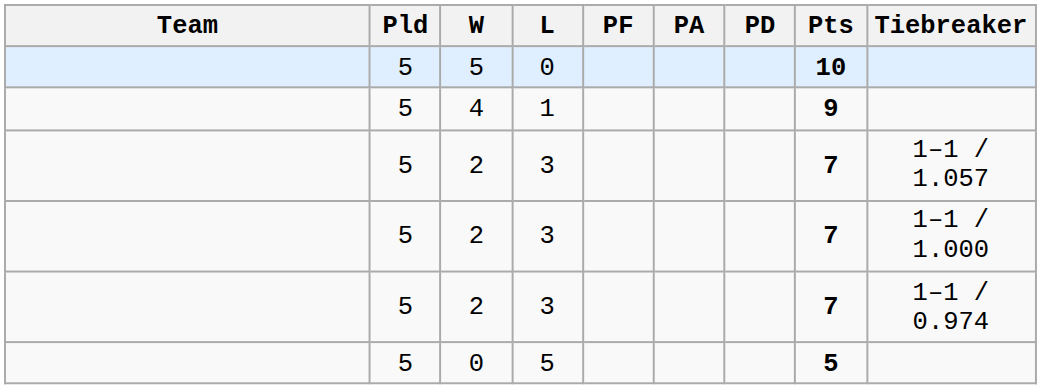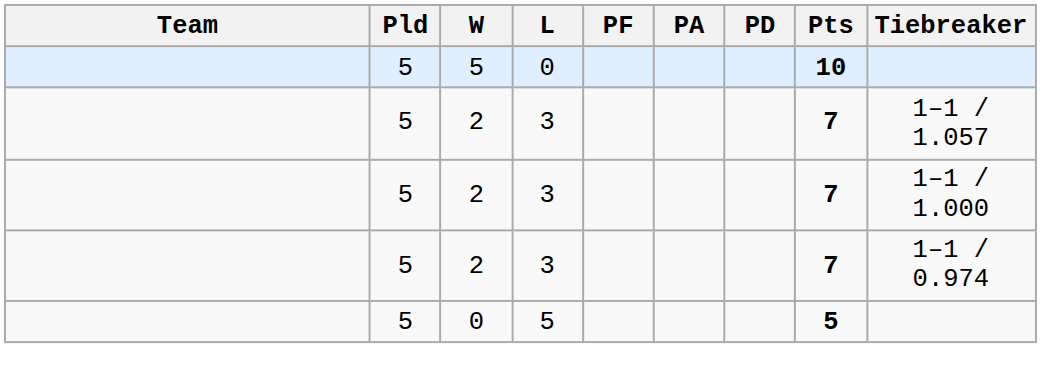- row: (476, 109)
